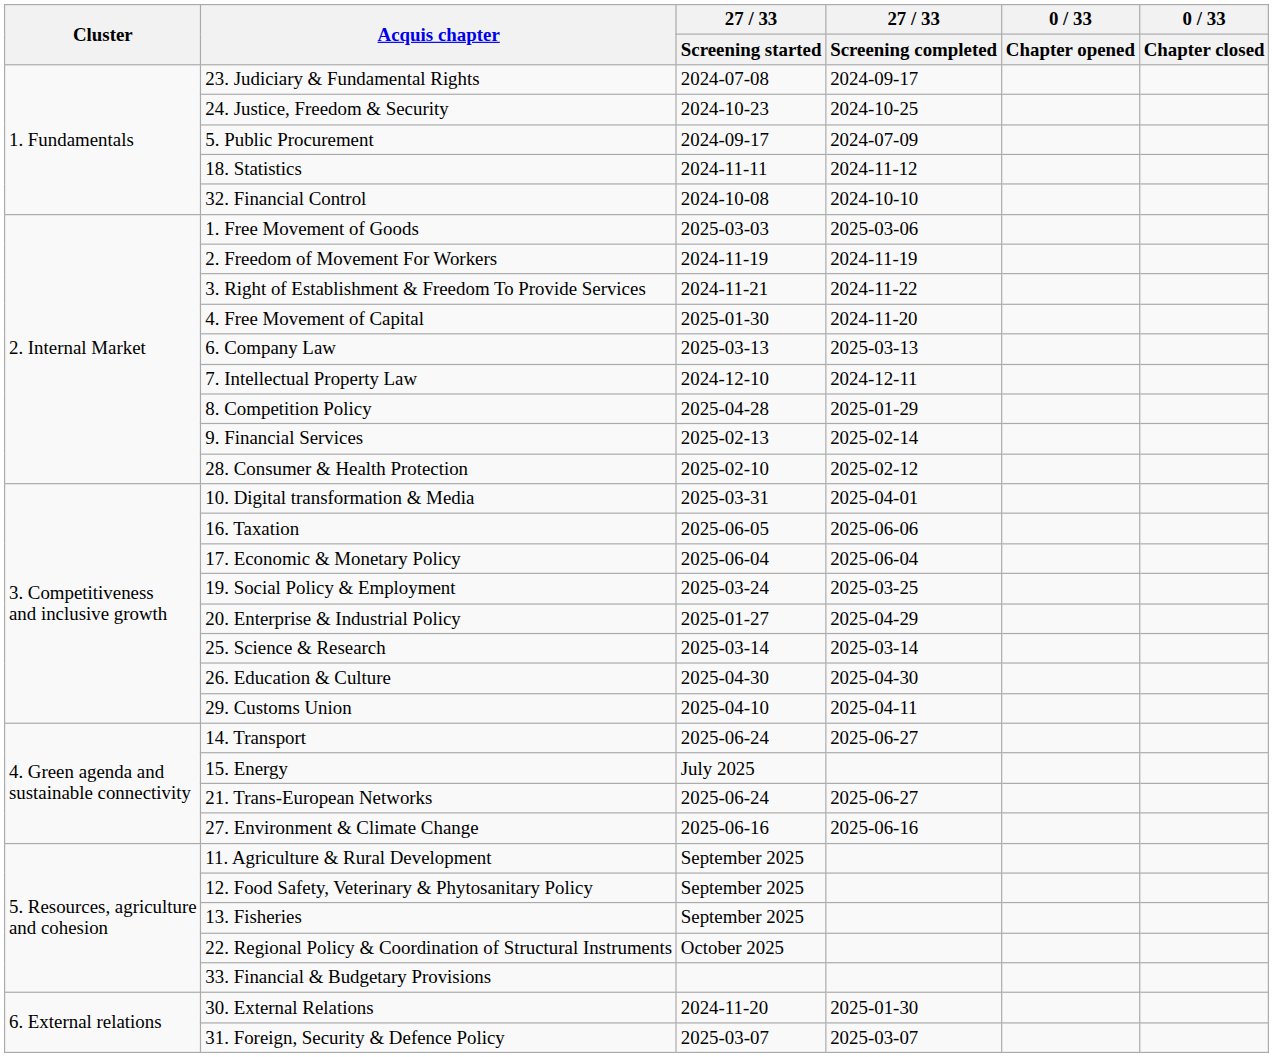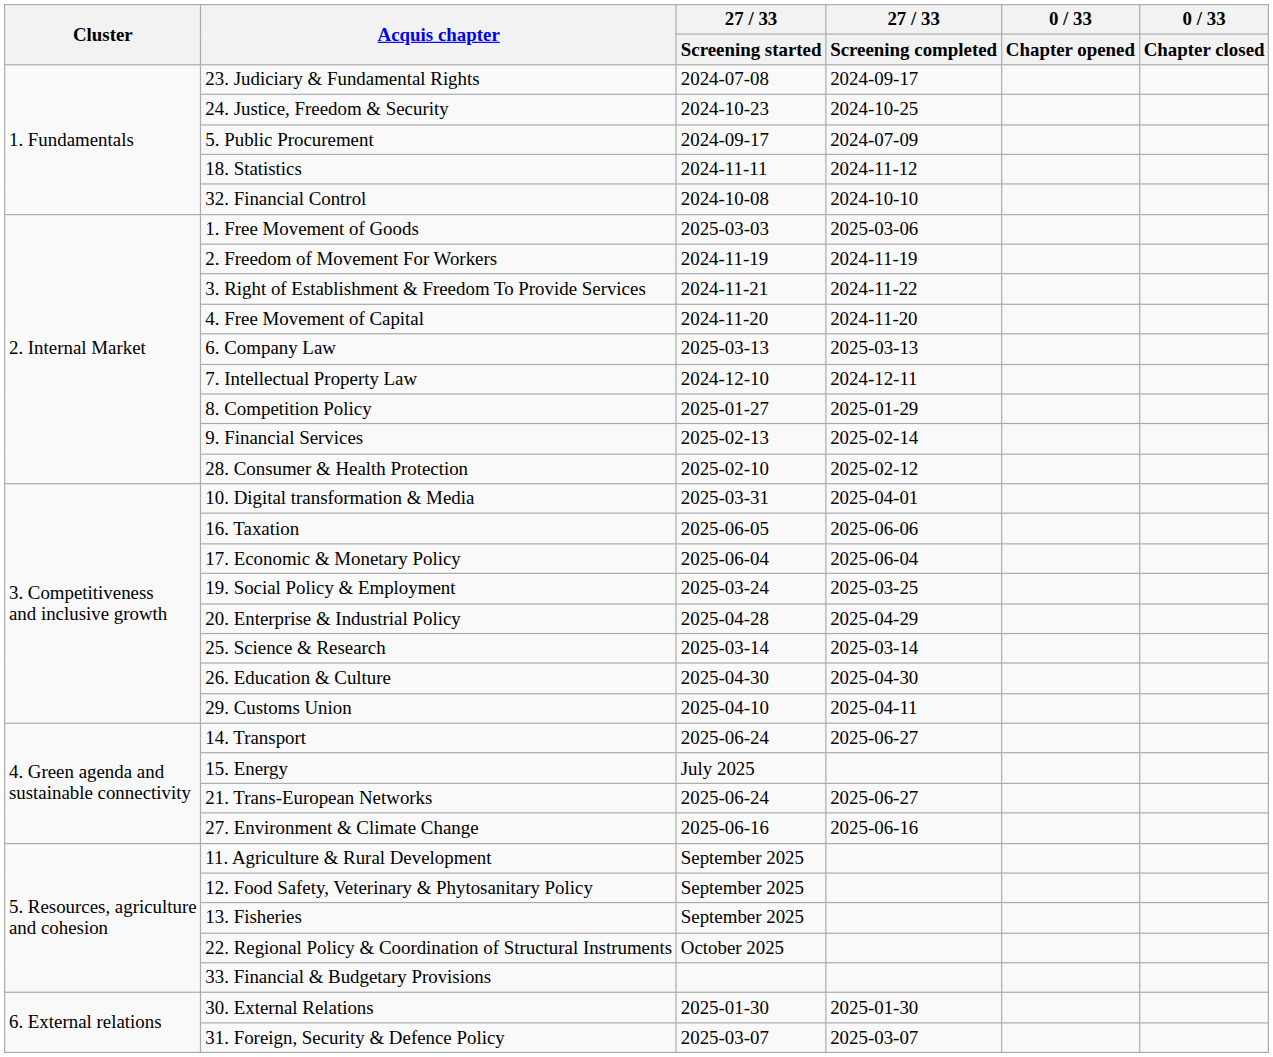(725, 318) 2025-01-30 -> (724, 318) 2024-11-20
(725, 408) 2025-04-28 -> (725, 408) 2025-01-27
(725, 618) 2025-01-27 -> (725, 618) 2025-04-28
(724, 1007) 2024-11-20 -> (725, 1007) 2025-01-30
